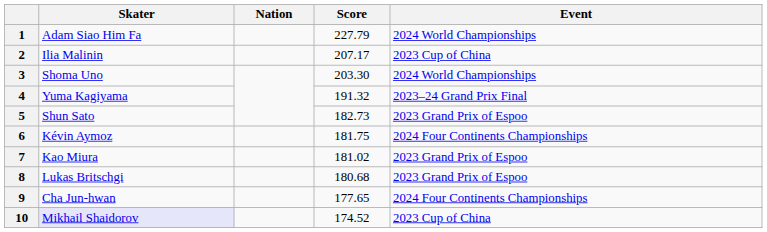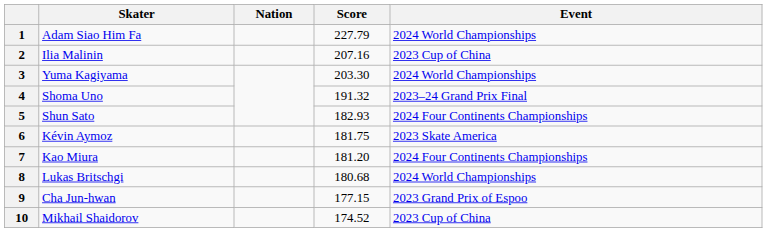(352, 55) 207.17 -> (352, 55) 207.16
(72, 75) Shoma Uno -> (85, 75) Yuma Kagiyama
(85, 95) Yuma Kagiyama -> (72, 95) Shoma Uno
(352, 116) 182.73 -> (352, 116) 182.93
(460, 116) 2023 Grand Prix of Espoo -> (490, 116) 2024 Four Continents Championships
(490, 136) 2024 Four Continents Championships -> (445, 136) 2023 Skate America
(352, 156) 181.02 -> (352, 156) 181.20
(460, 156) 2023 Grand Prix of Espoo -> (490, 156) 2024 Four Continents Championships
(460, 177) 2023 Grand Prix of Espoo -> (465, 177) 2024 World Championships
(352, 197) 177.65 -> (352, 197) 177.15
(490, 197) 2024 Four Continents Championships -> (460, 197) 2023 Grand Prix of Espoo
(90, 217) lavender background -> (90, 217) no background
